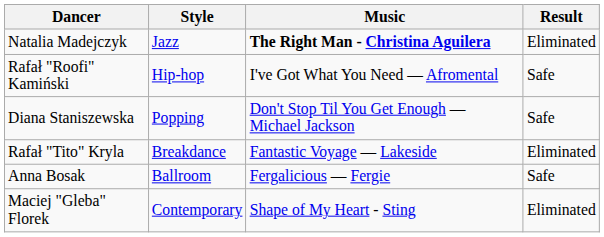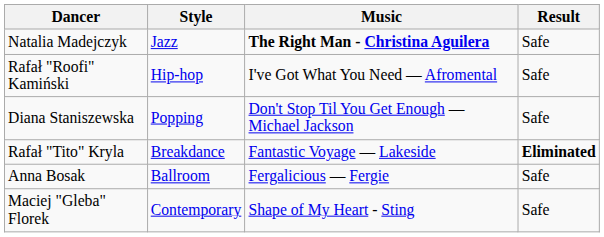(561, 41) Eliminated -> (536, 41) Safe
(561, 151) normal -> (559, 151) bold
(561, 210) Eliminated -> (536, 210) Safe
